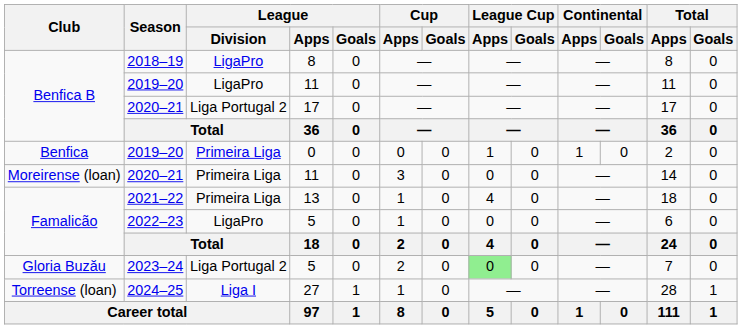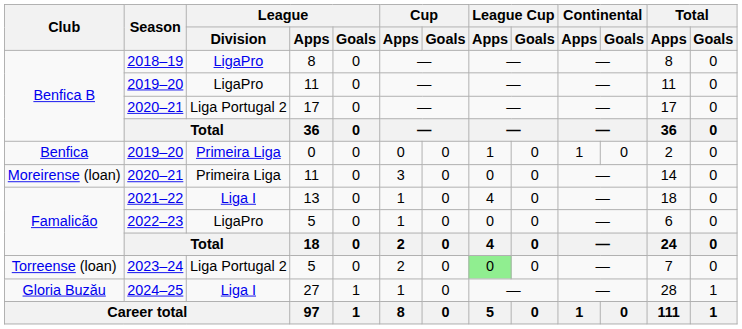(238, 198) Primeira Liga -> (238, 198) Liga I
(64, 267) Gloria Buzău -> (64, 267) Torreense (loan)
(64, 289) Torreense (loan) -> (64, 289) Gloria Buzău
